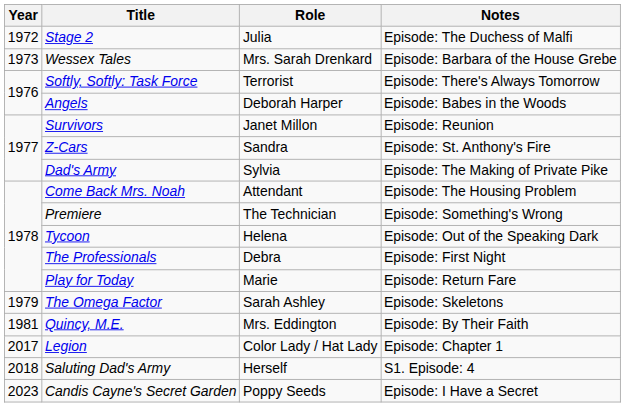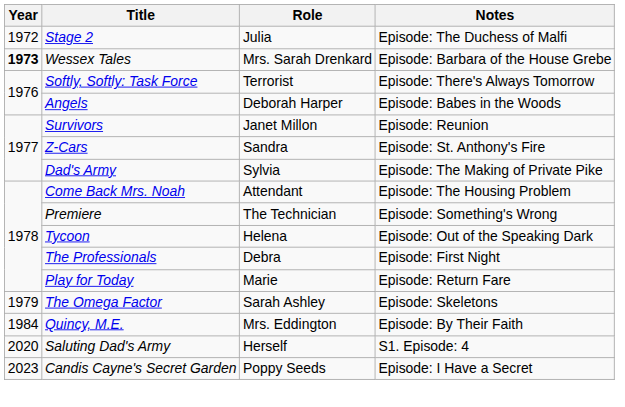(23, 59) normal -> (23, 59) bold
(23, 324) 1981 -> (23, 324) 1984
- row: (66, 346)
(23, 368) 2018 -> (23, 346) 2020
